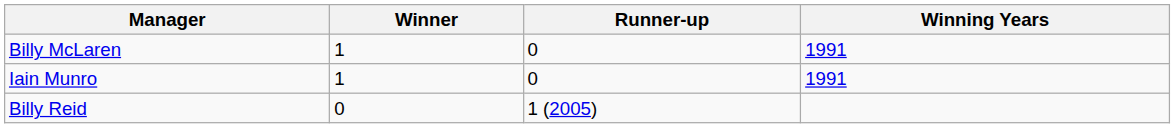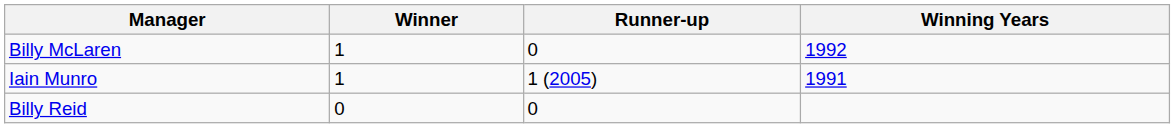(826, 49) 1991 -> (826, 49) 1992
(533, 79) 0 -> (562, 79) 1 (2005)
(562, 108) 1 (2005) -> (533, 108) 0
